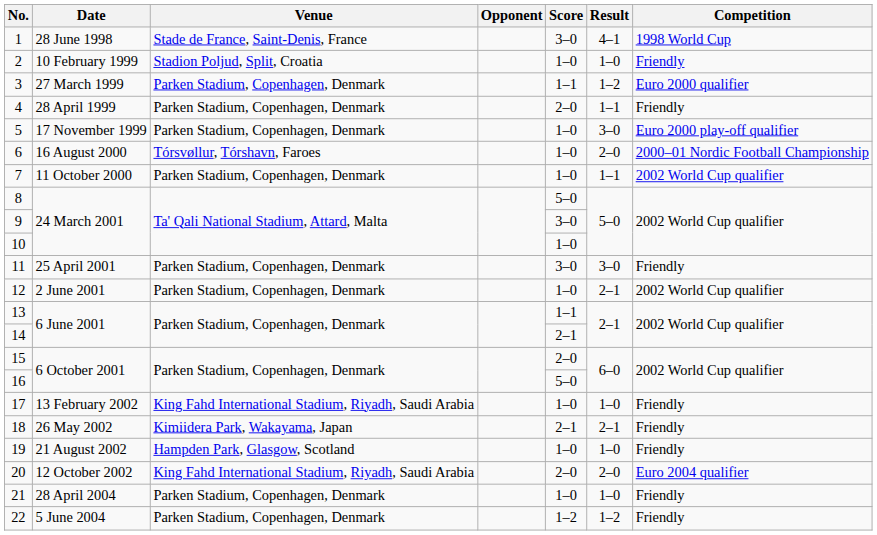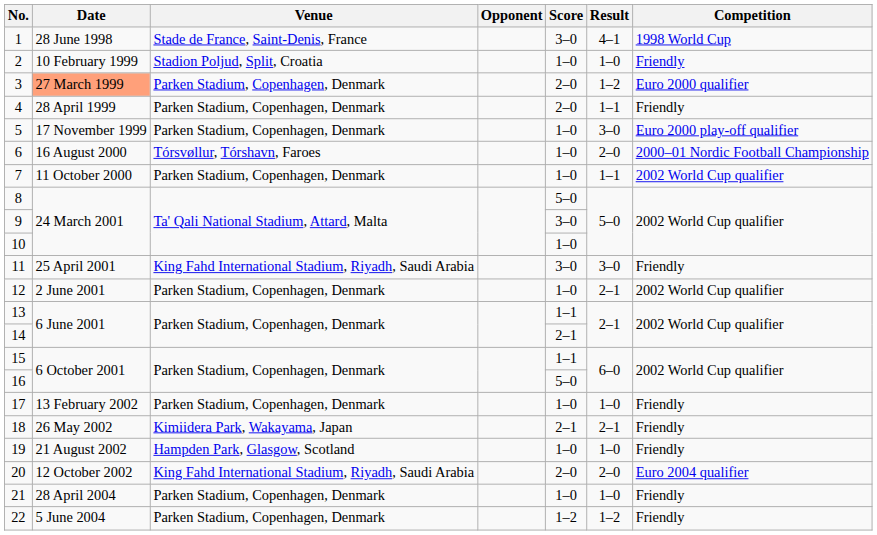(80, 84) no background -> (80, 84) lightsalmon background
(566, 84) 1–1 -> (566, 84) 2–0
(269, 267) Parken Stadium, Copenhagen, Denmark -> (314, 267) King Fahd International Stadium, Riyadh, Saudi Arabia
(566, 358) 2–0 -> (566, 358) 1–1
(314, 404) King Fahd International Stadium, Riyadh, Saudi Arabia -> (269, 404) Parken Stadium, Copenhagen, Denmark
